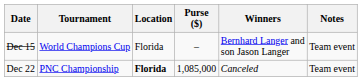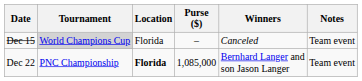(85, 46) no background -> (85, 40) lightgrey background
(263, 46) Bernhard Langer and son Jason Langer -> (239, 40) Canceled
(239, 68) Canceled -> (263, 62) Bernhard Langer and son Jason Langer
